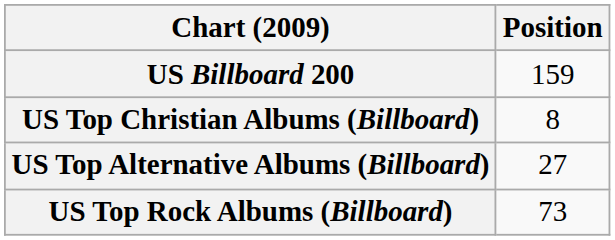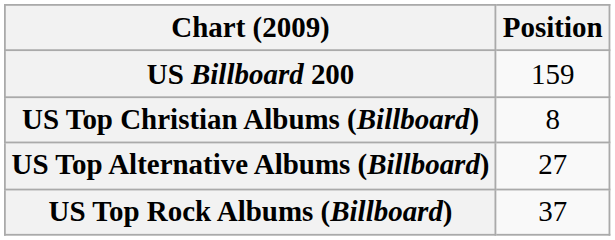(553, 211) 73 -> (553, 211) 37
